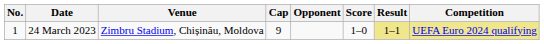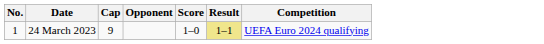- column: (182, 13)
(474, 30) khaki background -> (307, 30) no background
